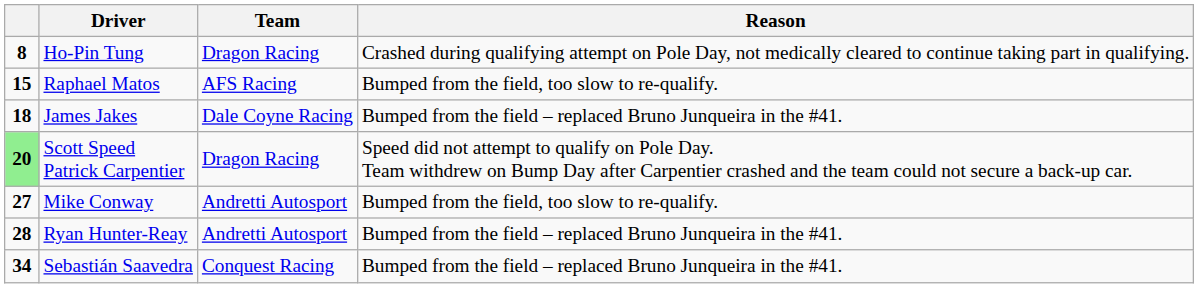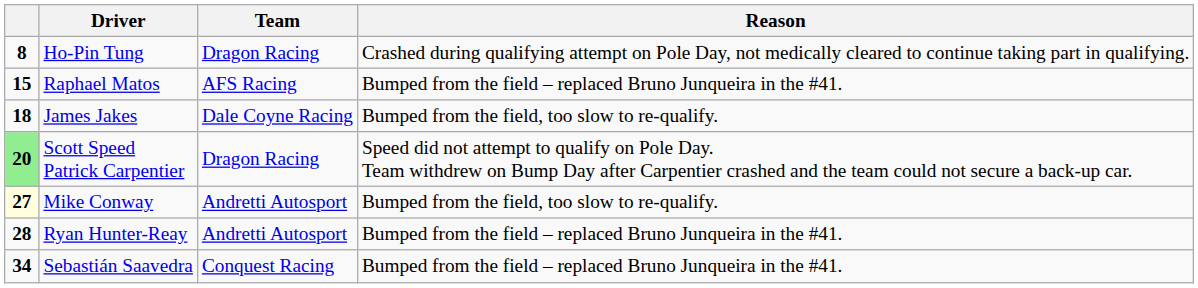(540, 84) Bumped from the field, too slow to re-qualify. -> (602, 84) Bumped from the field – replaced Bruno Junqueira in the #41.
(602, 116) Bumped from the field – replaced Bruno Junqueira in the #41. -> (540, 116) Bumped from the field, too slow to re-qualify.
(22, 202) no background -> (22, 202) lightyellow background
